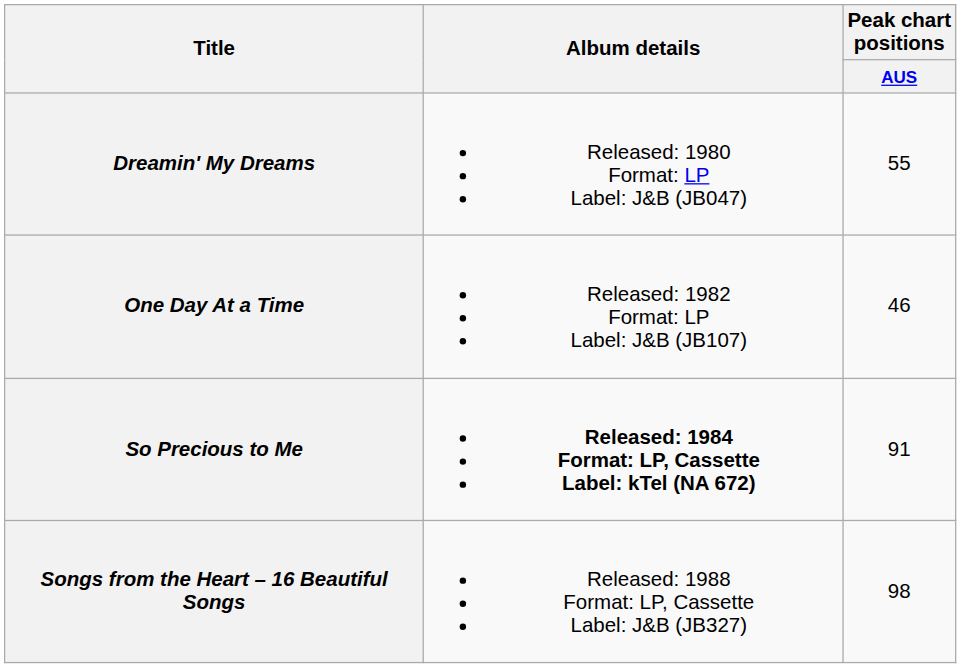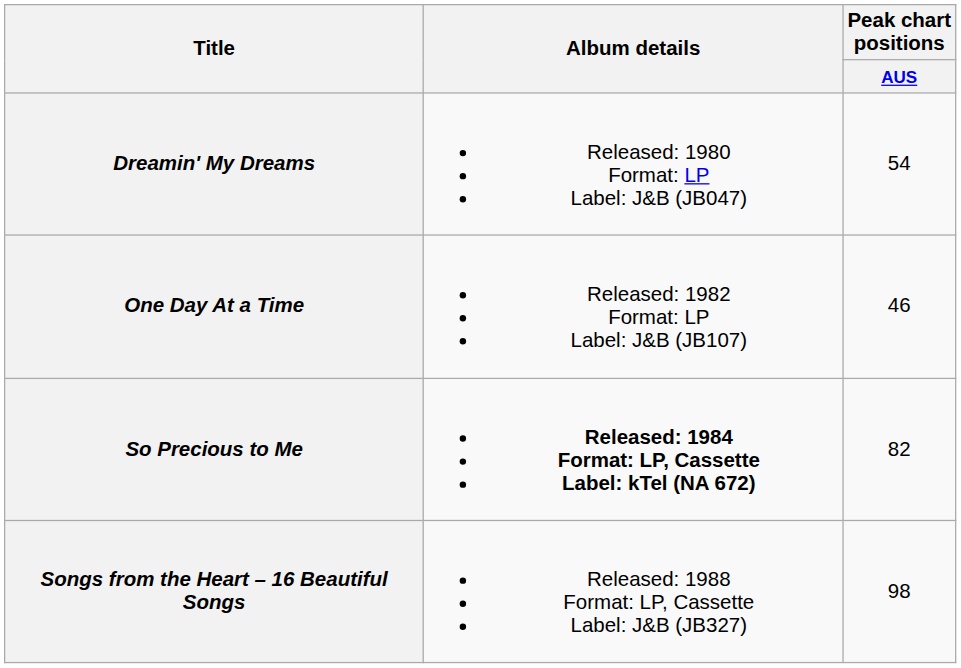(899, 163) 55 -> (899, 163) 54
(899, 448) 91 -> (899, 448) 82
